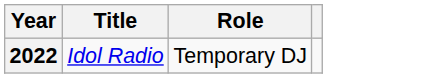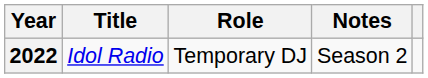+ column: (362, 21)
